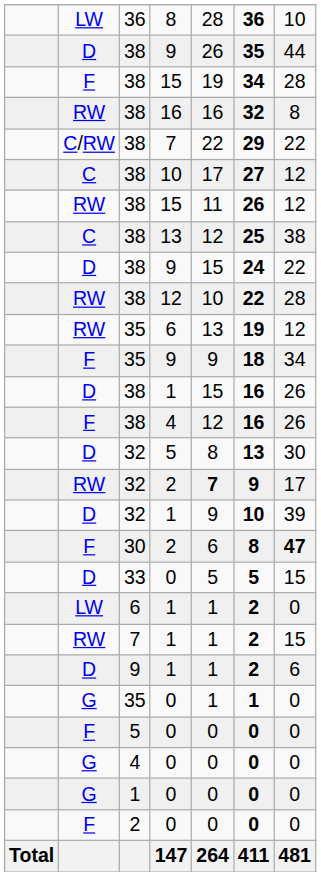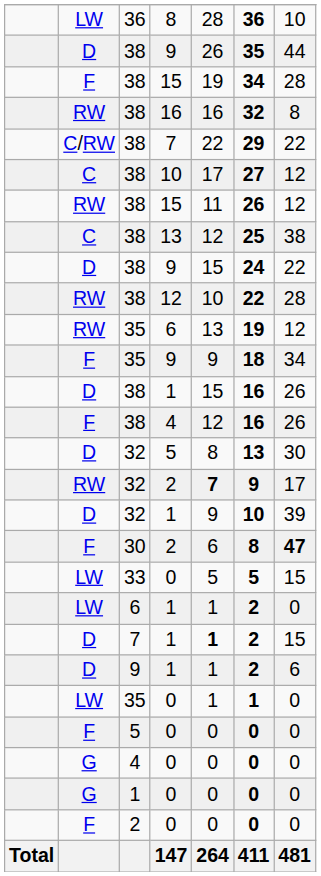(89, 577) D -> (89, 577) LW
(89, 639) RW -> (89, 639) D
(213, 639) normal -> (213, 639) bold
(89, 701) G -> (89, 701) LW
